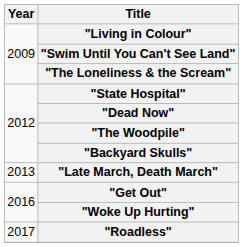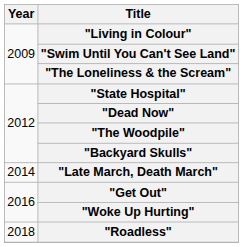(21, 172) 2013 -> (21, 172) 2014
(21, 232) 2017 -> (21, 232) 2018
